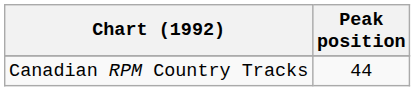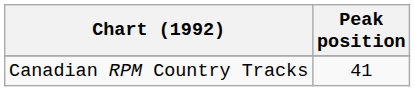(361, 71) 44 -> (361, 71) 41
